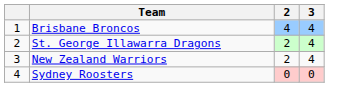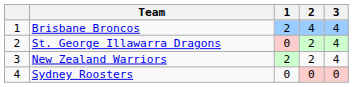+ column: (287, 12)
